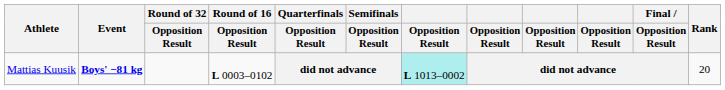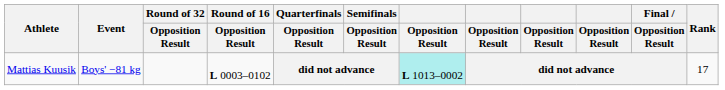(112, 69) bold -> (111, 69) normal
(704, 69) 20 -> (703, 69) 17
